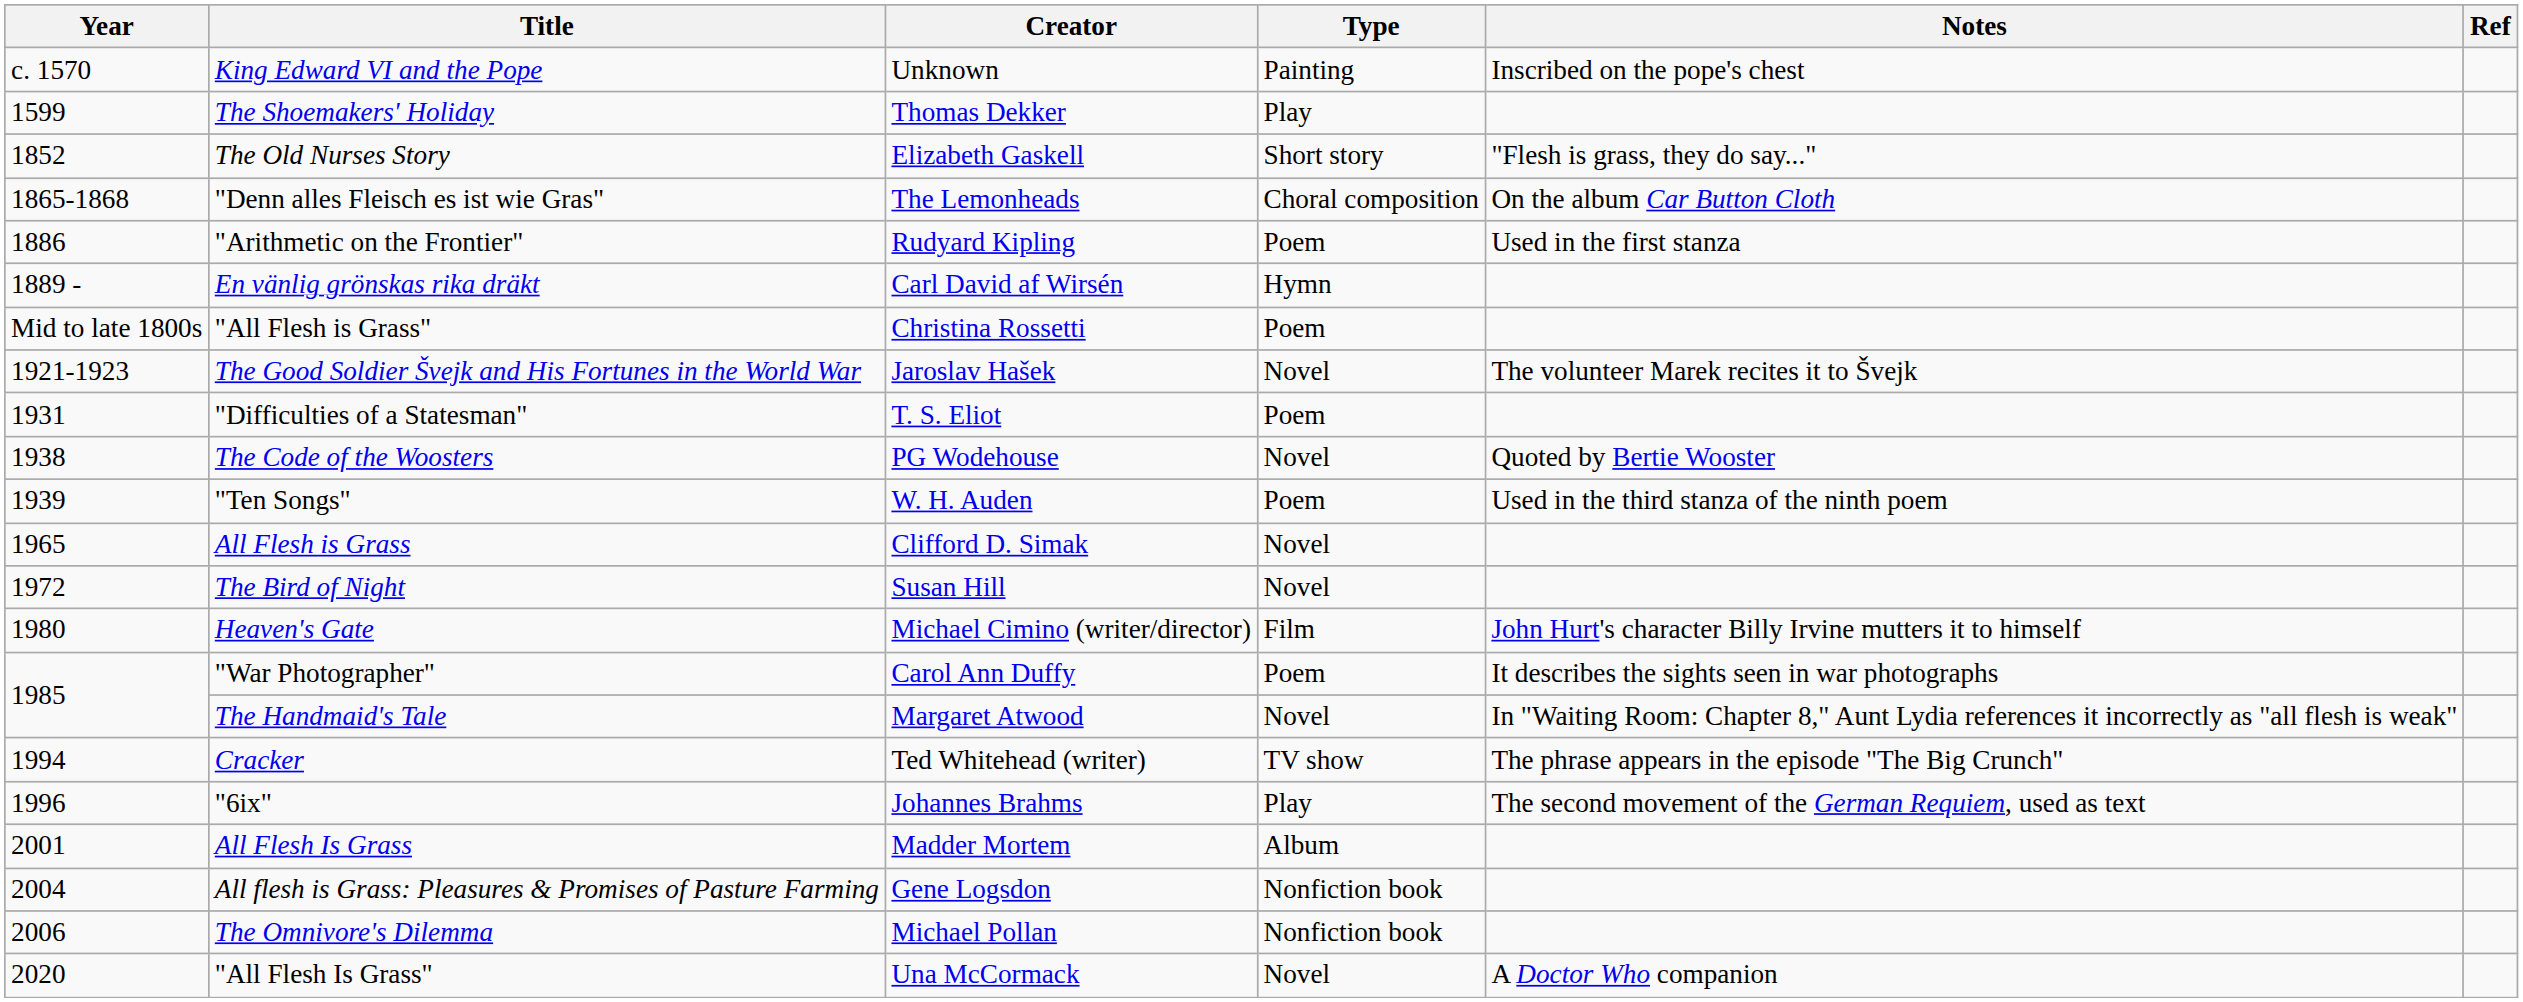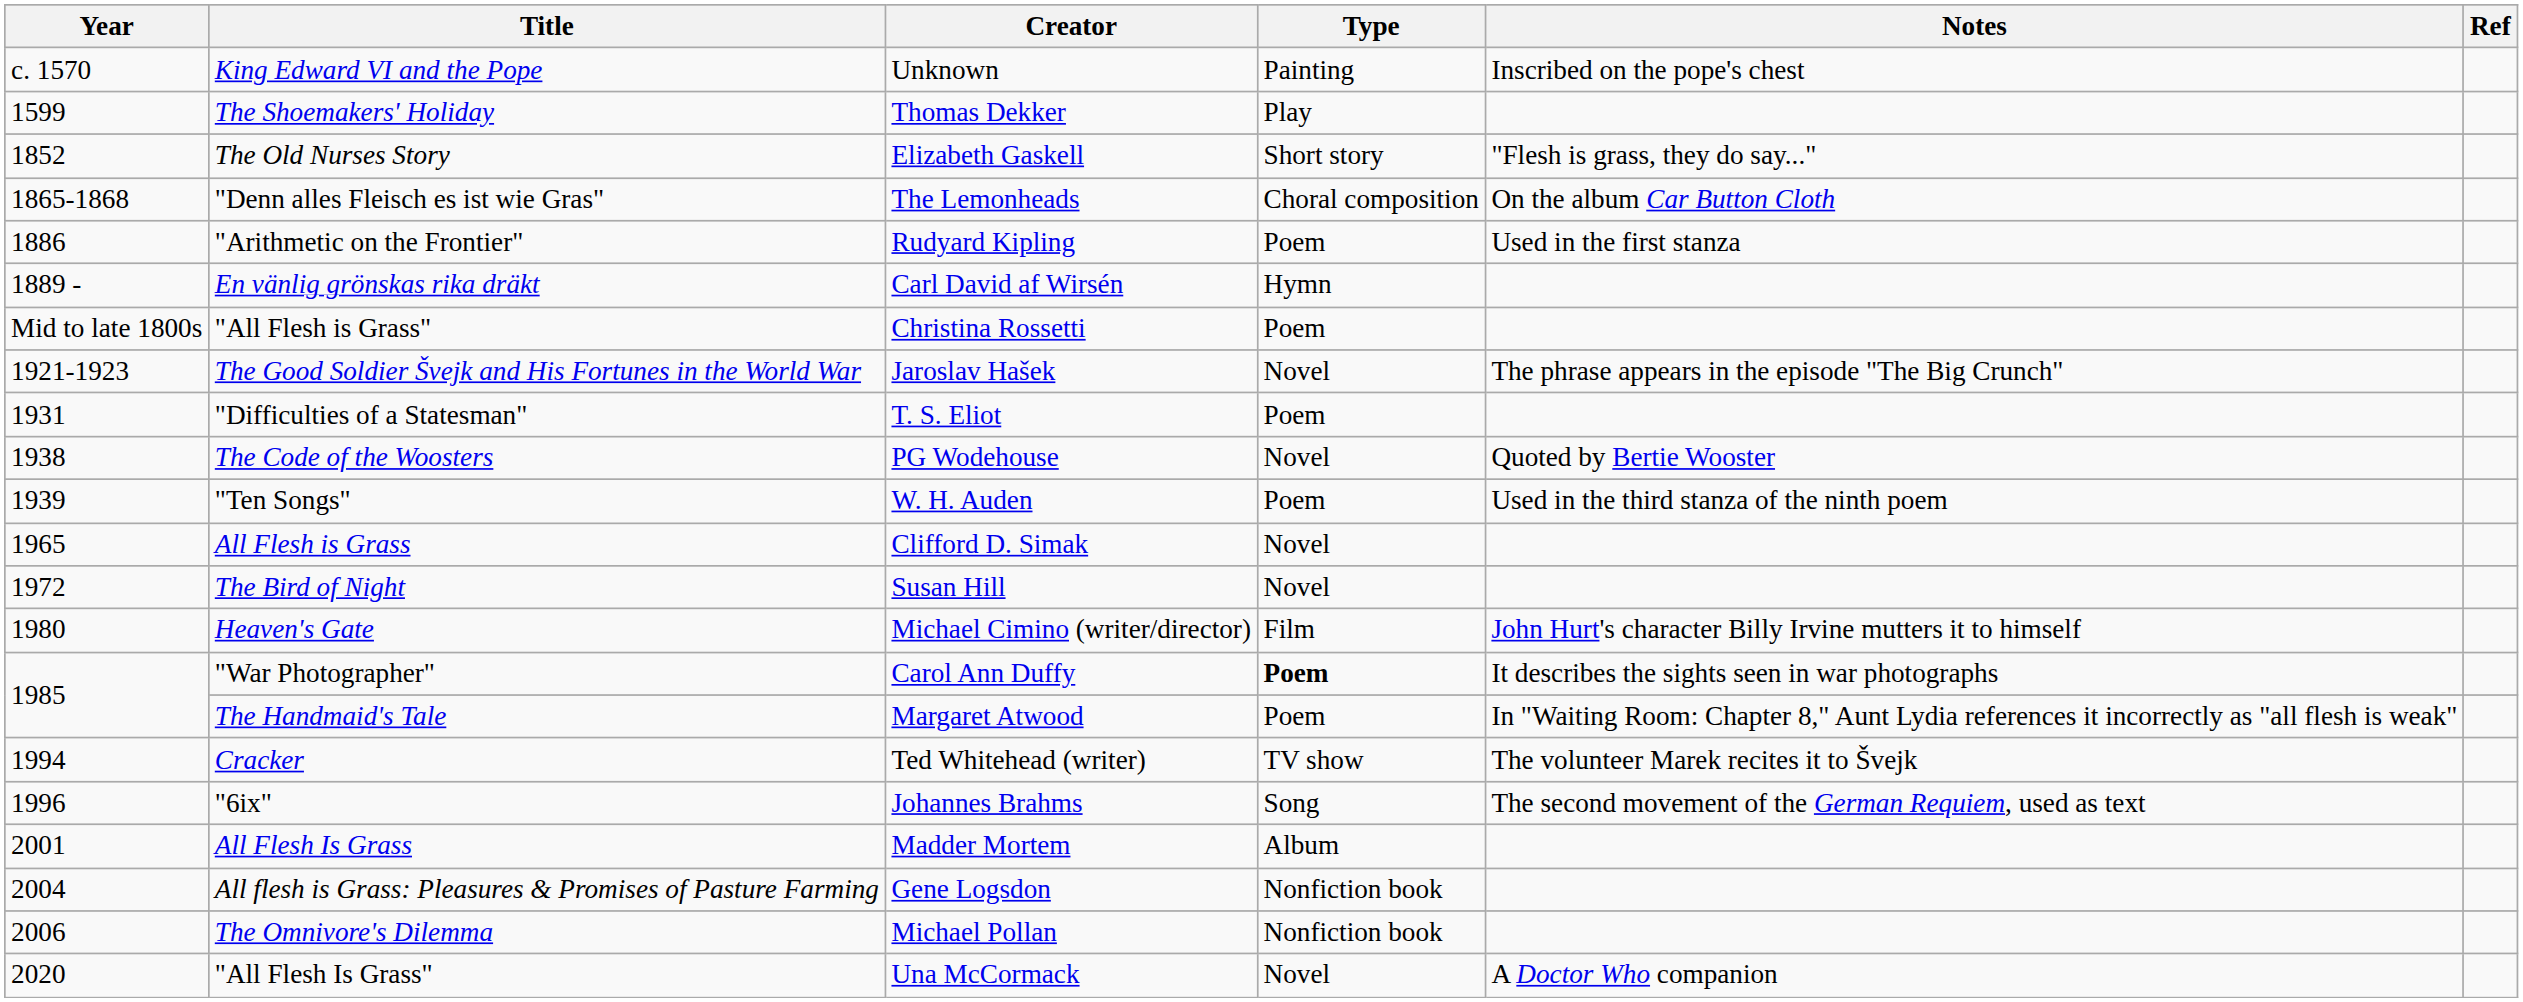(1704, 371) The volunteer Marek recites it to Švejk -> (1777, 371) The phrase appears in the episode "The Big Crunch"
(1295, 673) normal -> (1296, 673) bold
(1297, 716) Novel -> (1295, 716) Poem
(1777, 759) The phrase appears in the episode "The Big Crunch" -> (1704, 759) The volunteer Marek recites it to Švejk
(1288, 802) Play -> (1292, 802) Song
